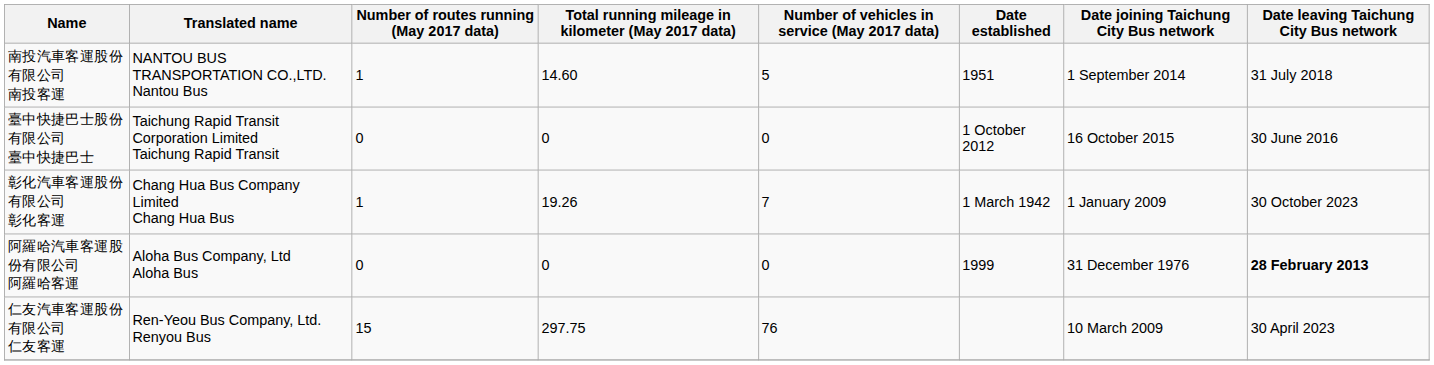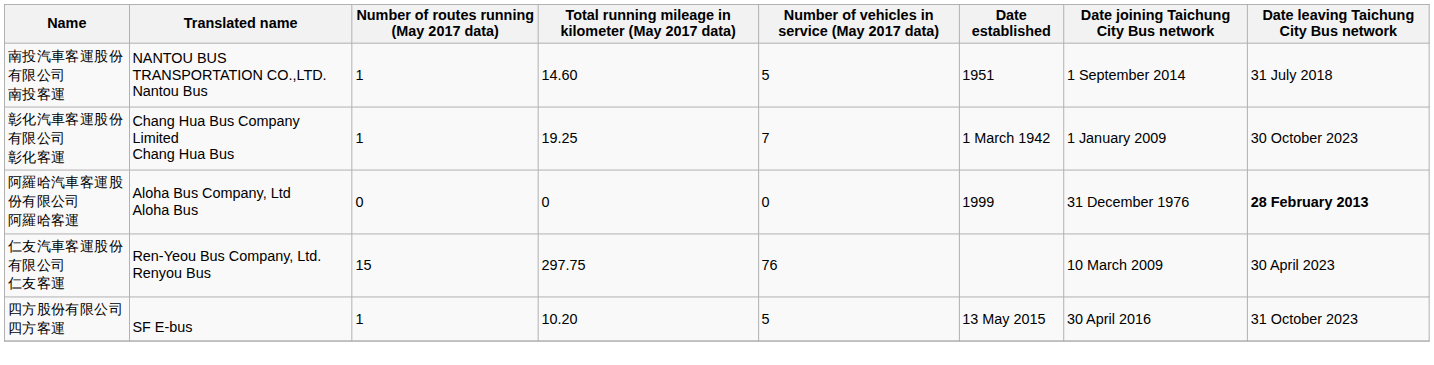- row: (65, 138)
(559, 201) 19.26 -> (559, 138) 19.25
+ row: (65, 318)
